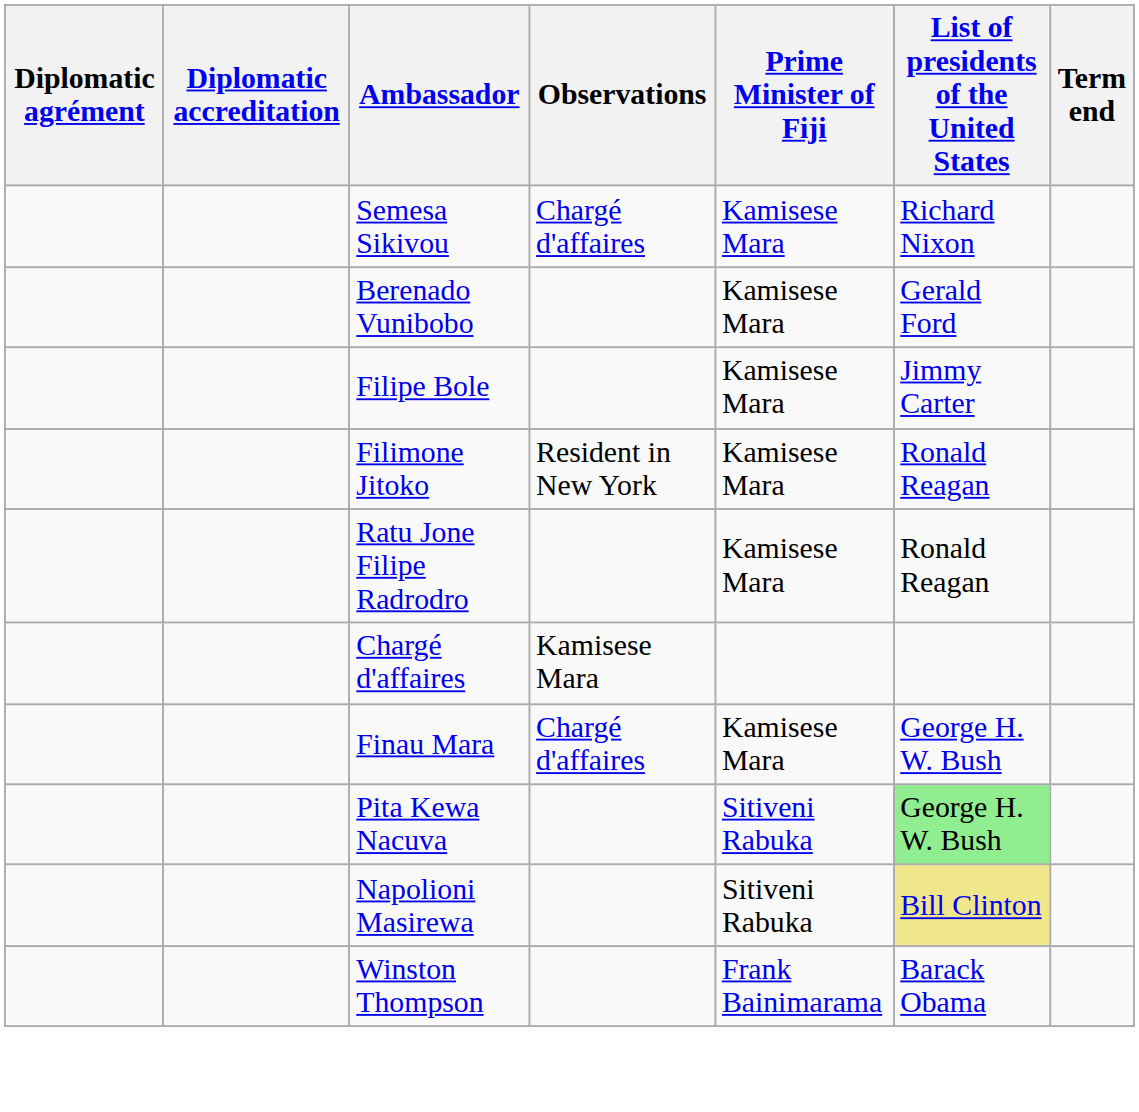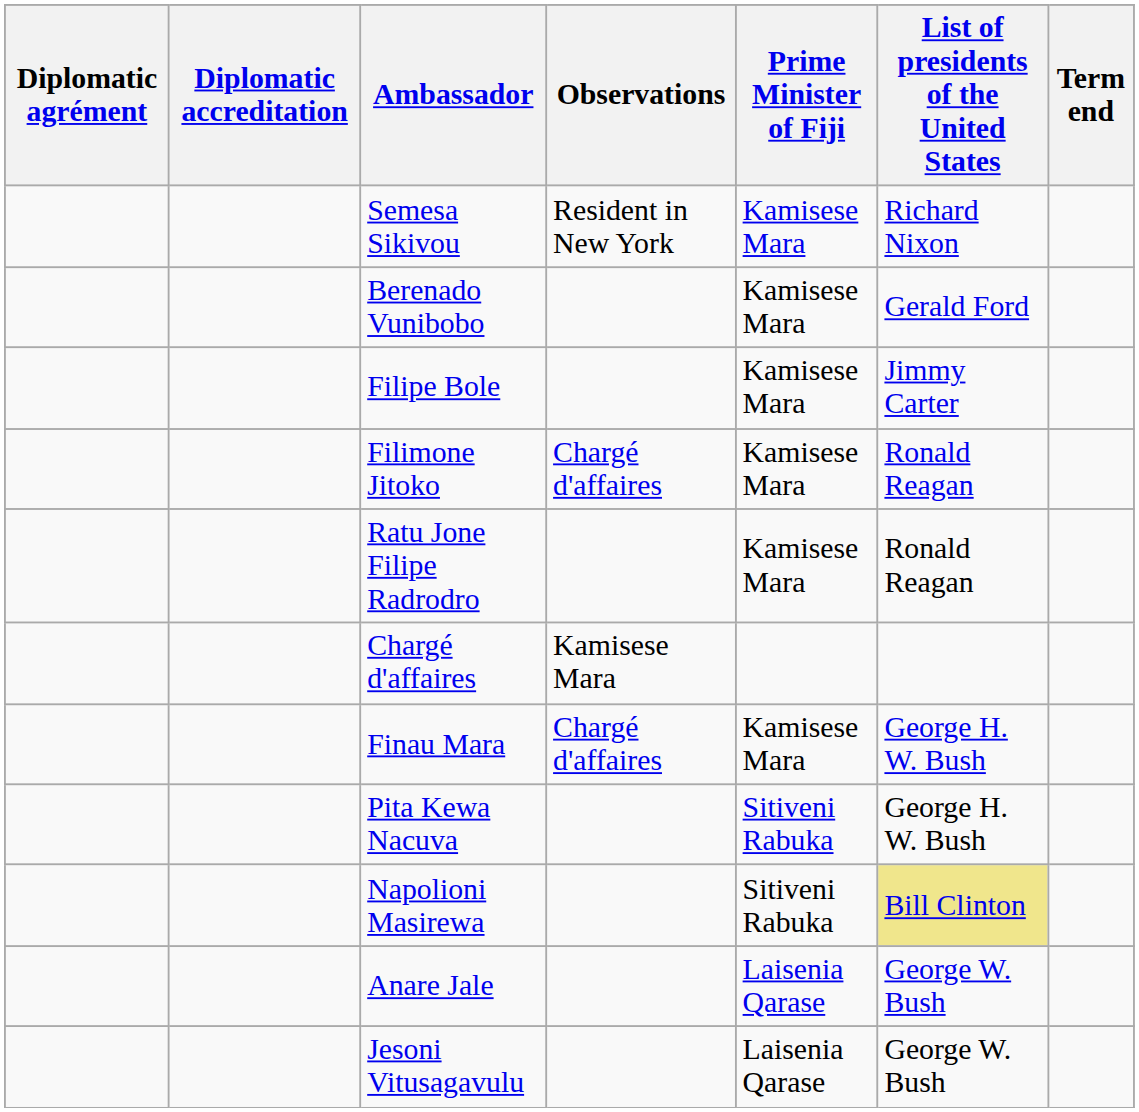(591, 225) Chargé d'affaires -> (620, 225) Resident in New York
(603, 467) Resident in New York -> (608, 467) Chargé d'affaires
(962, 824) lightgreen background -> (946, 824) no background
+ row: (430, 985)
+ row: (446, 1066)
- row: (420, 985)
